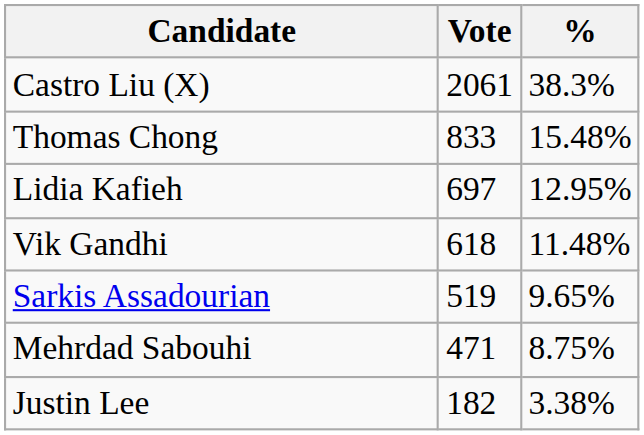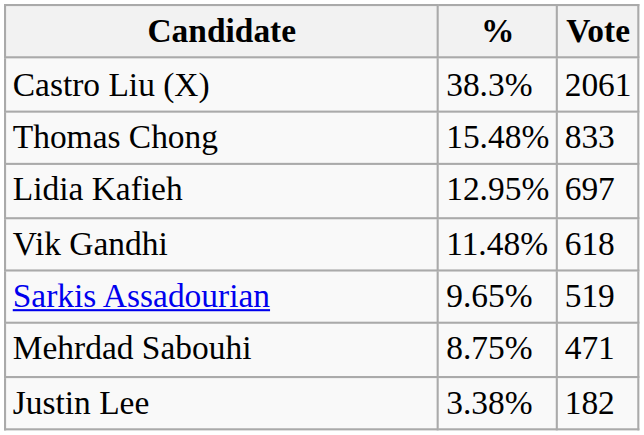columns swapped: (480, 31) <-> (580, 31)
